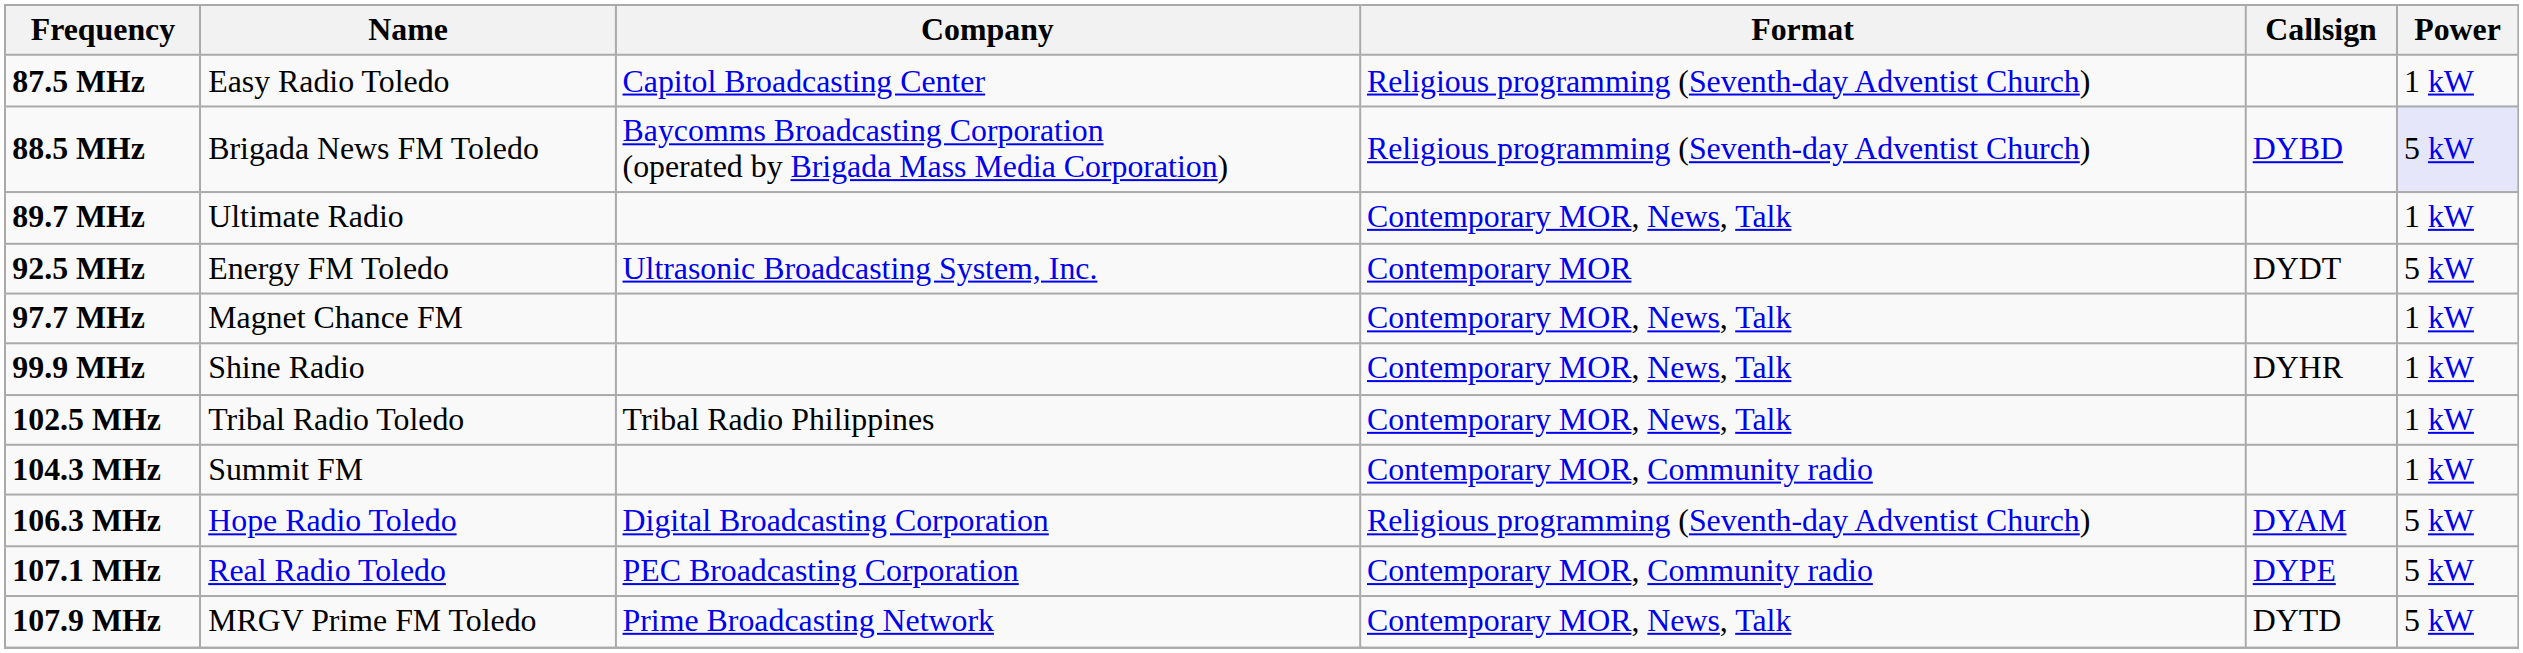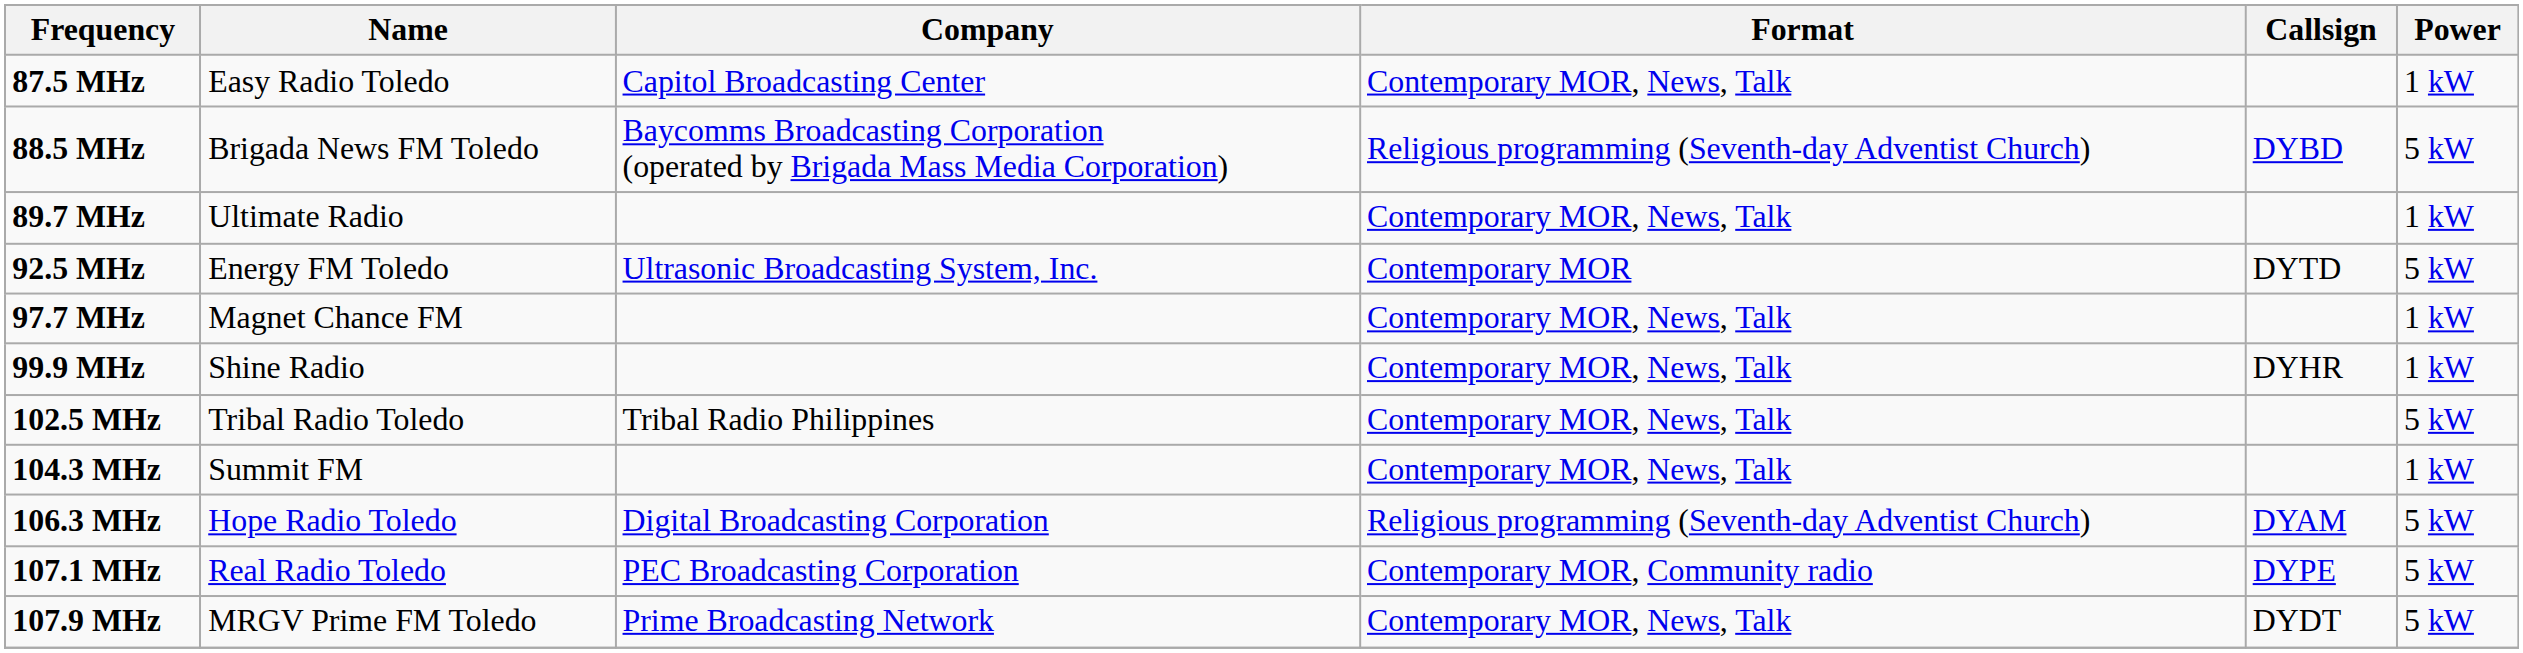(1729, 80) Religious programming (Seventh-day Adventist Church) -> (1579, 80) Contemporary MOR, News, Talk
(2439, 148) lavender background -> (2439, 148) no background
(2297, 267) DYDT -> (2297, 267) DYTD
(2439, 419) 1 kW -> (2439, 419) 5 kW
(1620, 469) Contemporary MOR, Community radio -> (1579, 469) Contemporary MOR, News, Talk
(2297, 621) DYTD -> (2297, 621) DYDT
